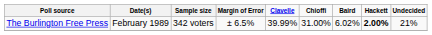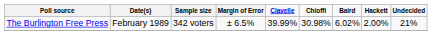(316, 23) 31.00% -> (316, 23) 30.98%
(376, 23) bold -> (376, 23) normal
